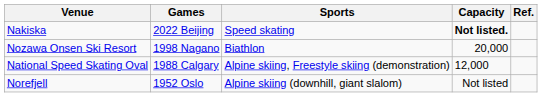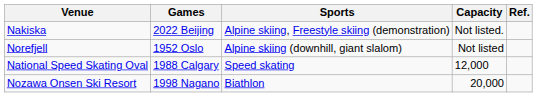(260, 30) Speed skating -> (337, 30) Alpine skiing, Freestyle skiing (demonstration)
(482, 30) bold -> (479, 30) normal
rows swapped: (27, 83) <-> (72, 48)
(337, 65) Alpine skiing, Freestyle skiing (demonstration) -> (260, 65) Speed skating
